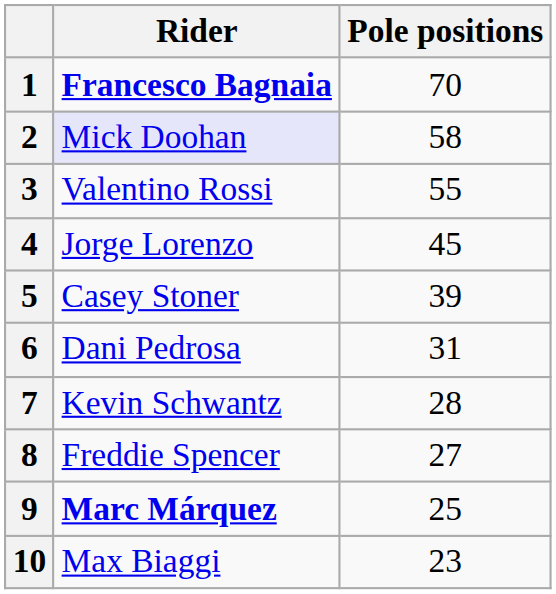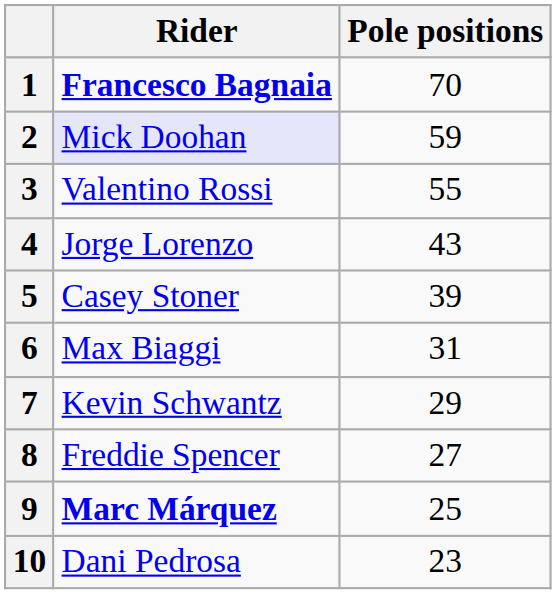(445, 137) 58 -> (445, 137) 59
(445, 243) 45 -> (445, 243) 43
(151, 349) Dani Pedrosa -> (141, 349) Max Biaggi
(445, 402) 28 -> (445, 402) 29
(141, 561) Max Biaggi -> (151, 561) Dani Pedrosa
